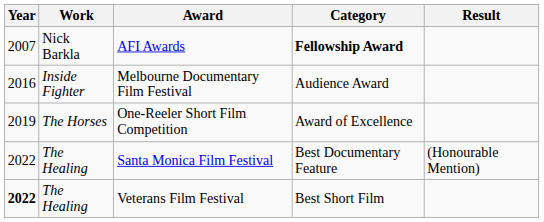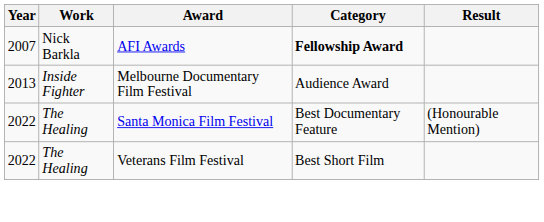(22, 84) 2016 -> (22, 84) 2013
- row: (182, 122)
(22, 198) bold -> (22, 160) normal
